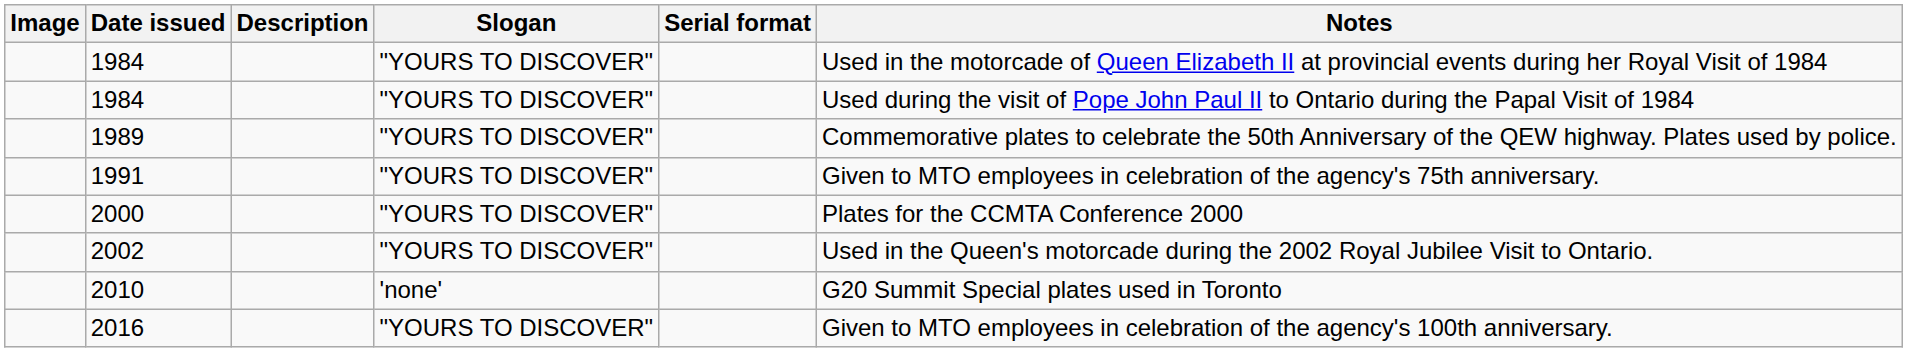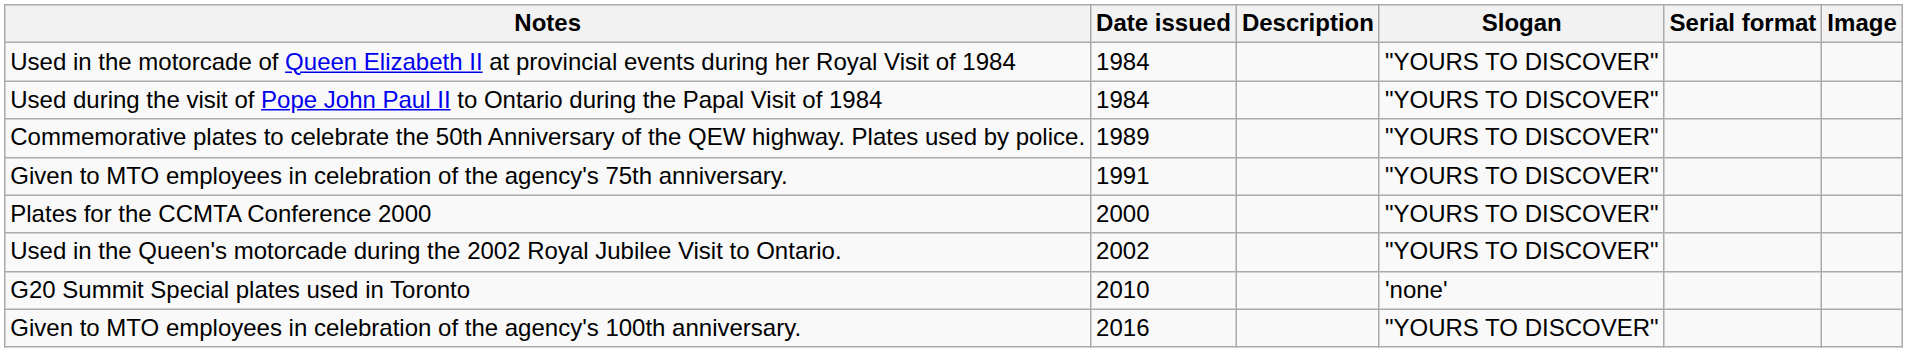columns swapped: (45, 23) <-> (1359, 23)
